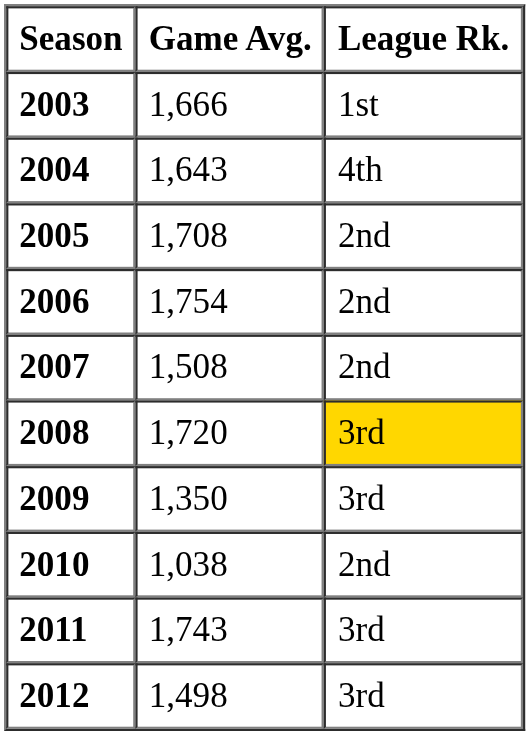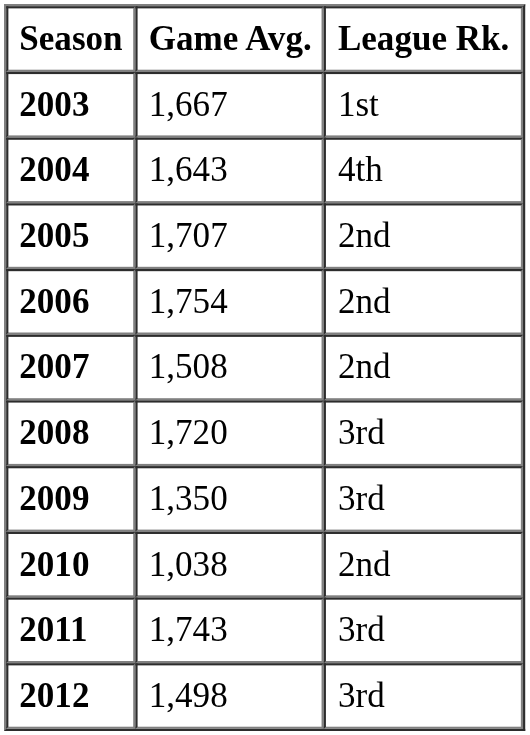(188, 104) 1,666 -> (188, 104) 1,667
(188, 235) 1,708 -> (188, 235) 1,707
(361, 432) gold background -> (361, 432) no background
